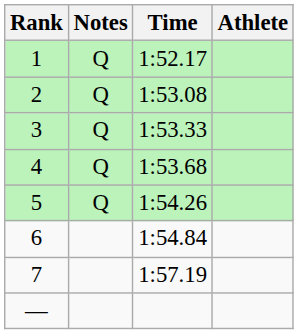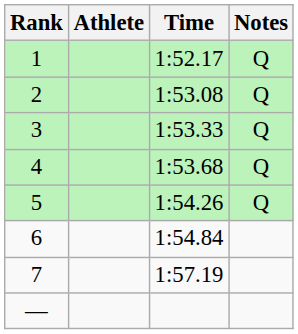columns swapped: (253, 22) <-> (101, 22)
